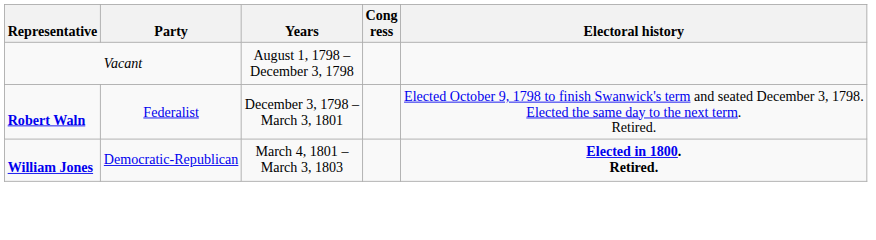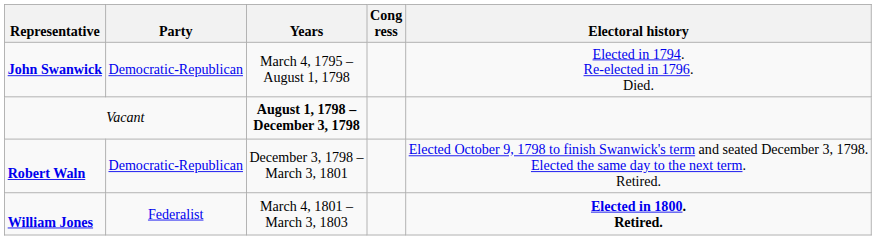+ row: (55, 69)
(302, 63) normal -> (307, 117) bold
(171, 111) Federalist -> (176, 165) Democratic-Republican
(171, 160) Democratic-Republican -> (176, 214) Federalist
